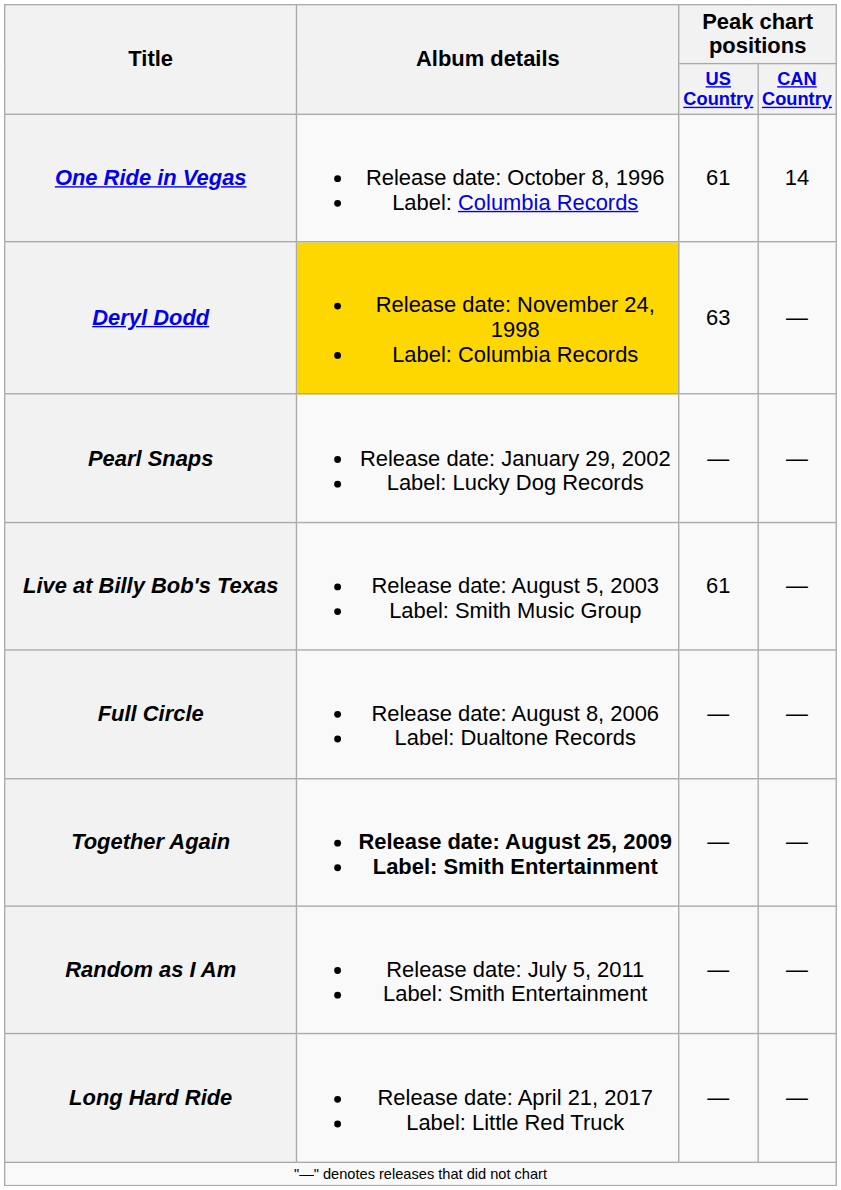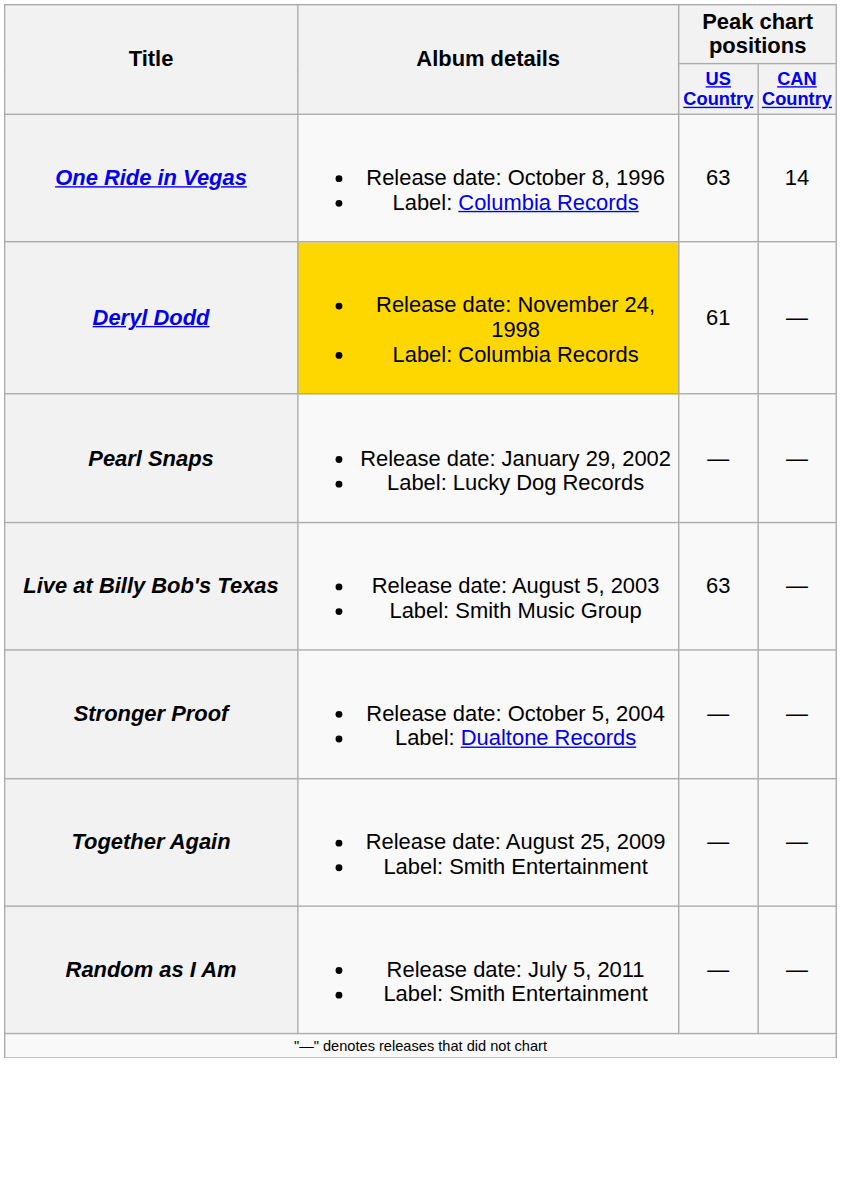(718, 177) 61 -> (718, 177) 63
(718, 317) 63 -> (718, 317) 61
(718, 586) 61 -> (718, 586) 63
+ row: (151, 713)
- row: (151, 713)
(488, 854) bold -> (488, 854) normal
- row: (151, 1097)
